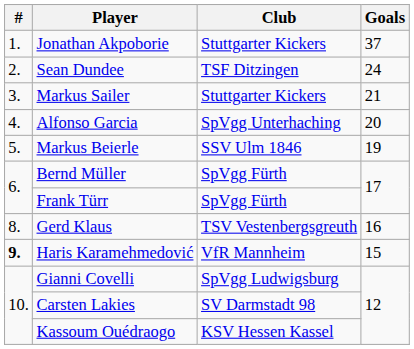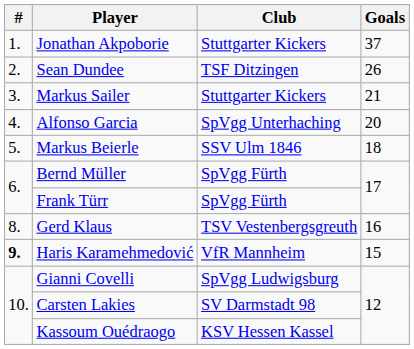(373, 69) 24 -> (373, 69) 26
(373, 148) 19 -> (373, 148) 18
